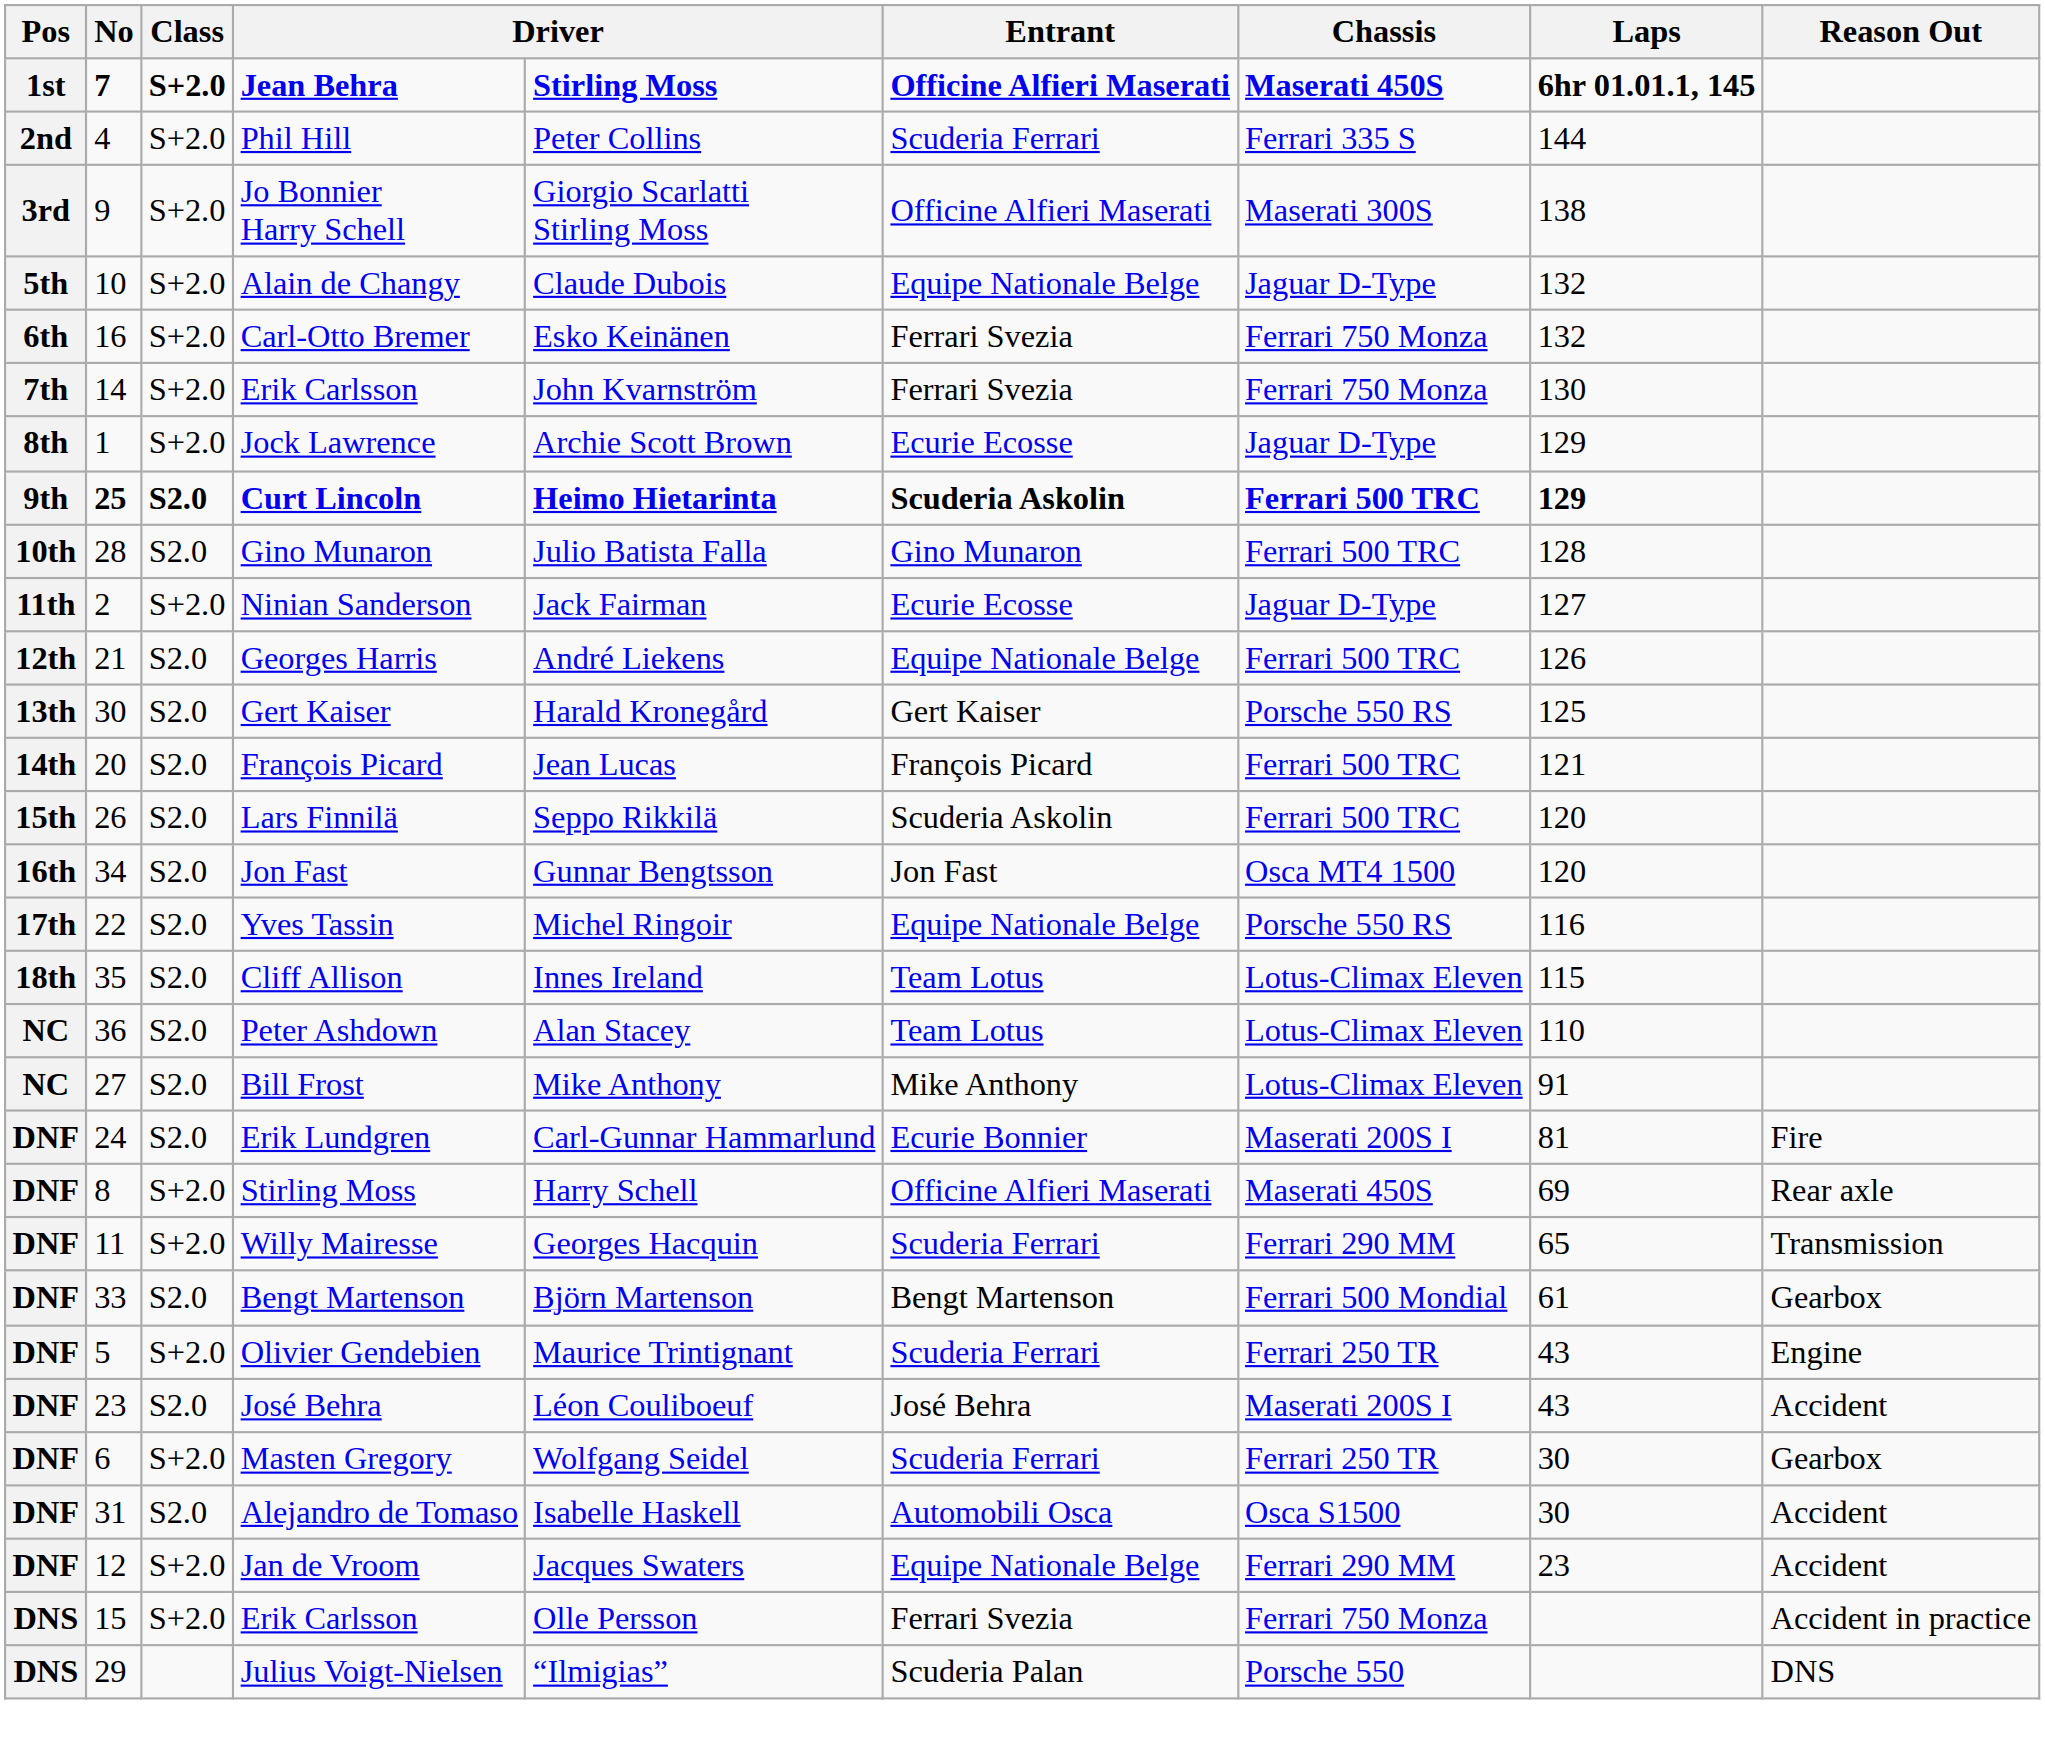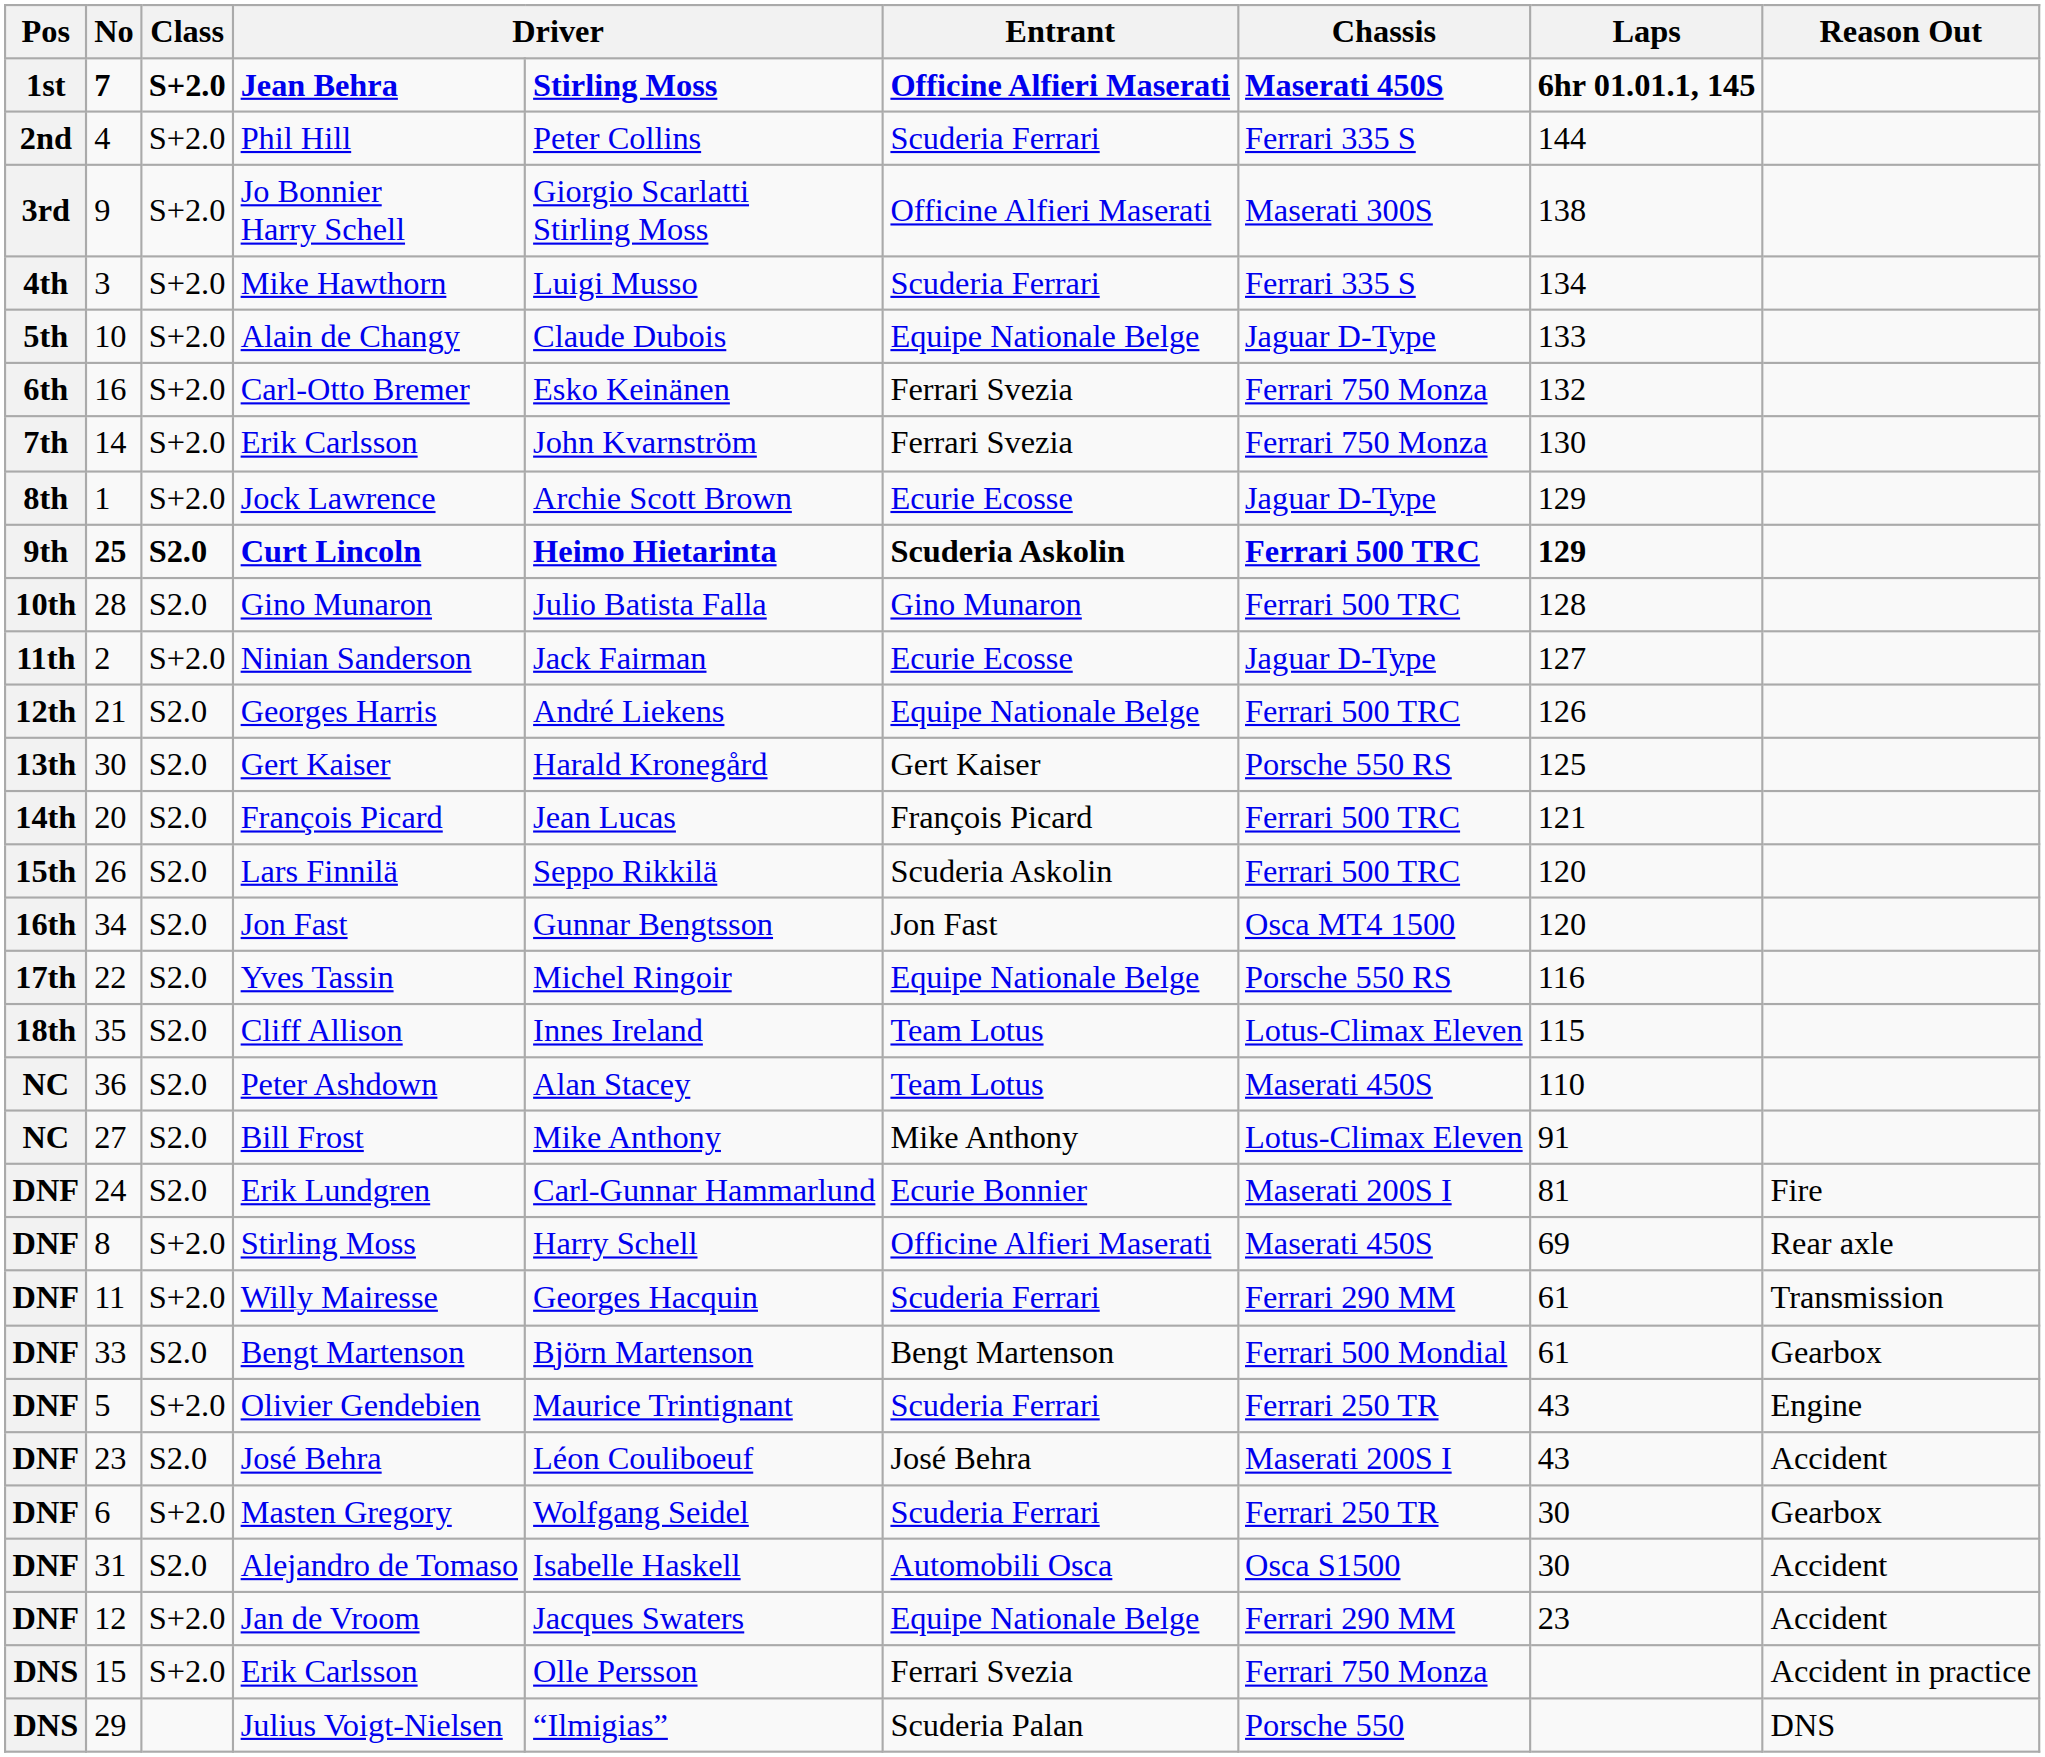+ row: (102, 283)
(1562, 283) 132 -> (1562, 336) 133
(1384, 1030) Lotus-Climax Eleven -> (1339, 1083) Maserati 450S
(1554, 1244) 65 -> (1554, 1297) 61
